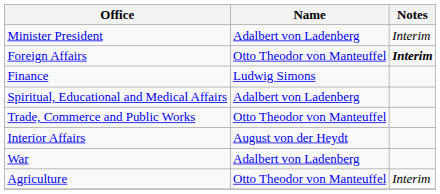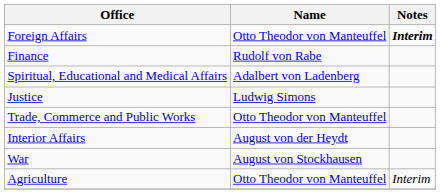- row: (55, 35)
(274, 76) Ludwig Simons -> (277, 55) Rudolf von Rabe
+ row: (25, 96)
(296, 158) Adalbert von Ladenberg -> (297, 158) August von Stockhausen
